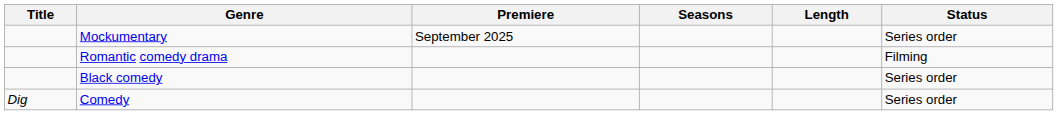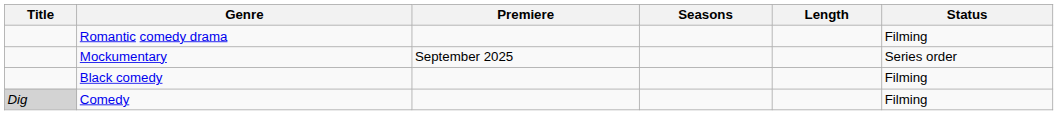rows swapped: (123, 36) <-> (154, 57)
(921, 78) Series order -> (906, 78) Filming
(17, 99) no background -> (17, 99) lightgrey background
(921, 99) Series order -> (906, 99) Filming
